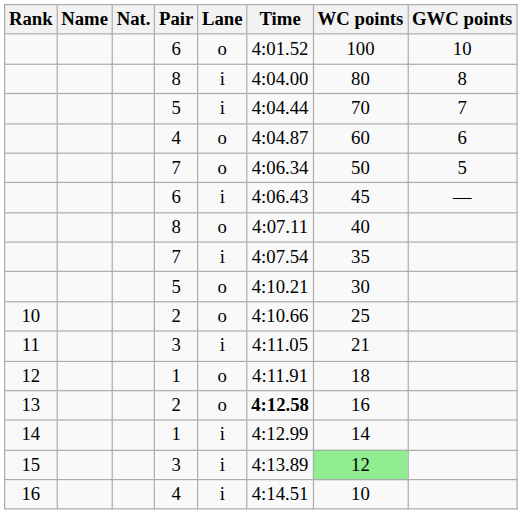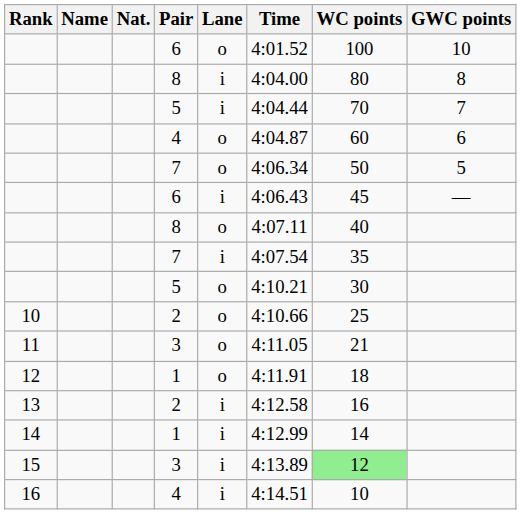(222, 345) i -> (222, 345) o
(222, 405) o -> (222, 405) i
(280, 405) bold -> (280, 405) normal
